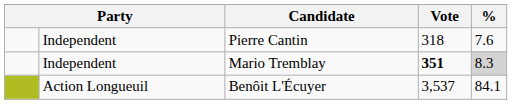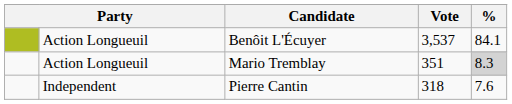rows swapped: (277, 87) <-> (268, 39)
(79, 63) Independent -> (95, 63) Action Longueuil
(433, 63) bold -> (433, 63) normal
